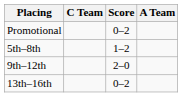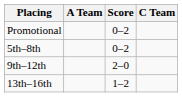columns swapped: (157, 13) <-> (85, 13)
(121, 48) 1–2 -> (121, 48) 0–2
(121, 83) 0–2 -> (121, 83) 1–2
